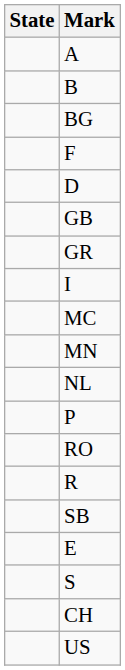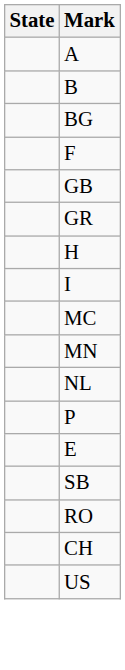- row: (72, 185)
+ row: (72, 251)
rows swapped: (79, 449) <-> (70, 548)
- row: (71, 482)
- row: (70, 581)
